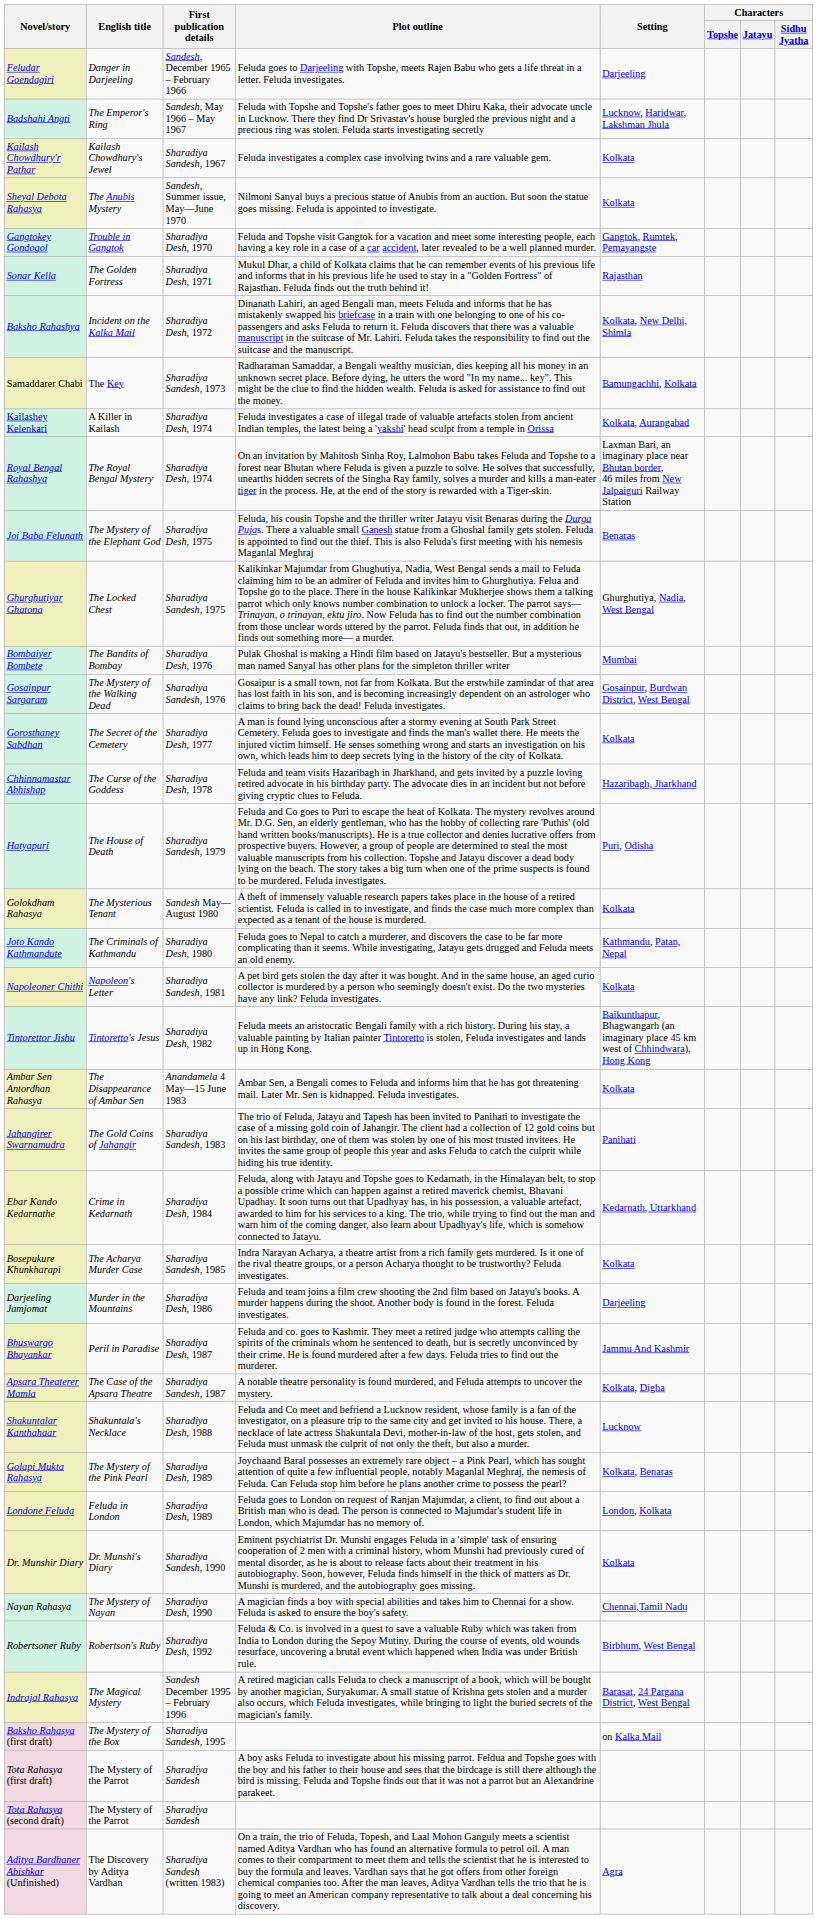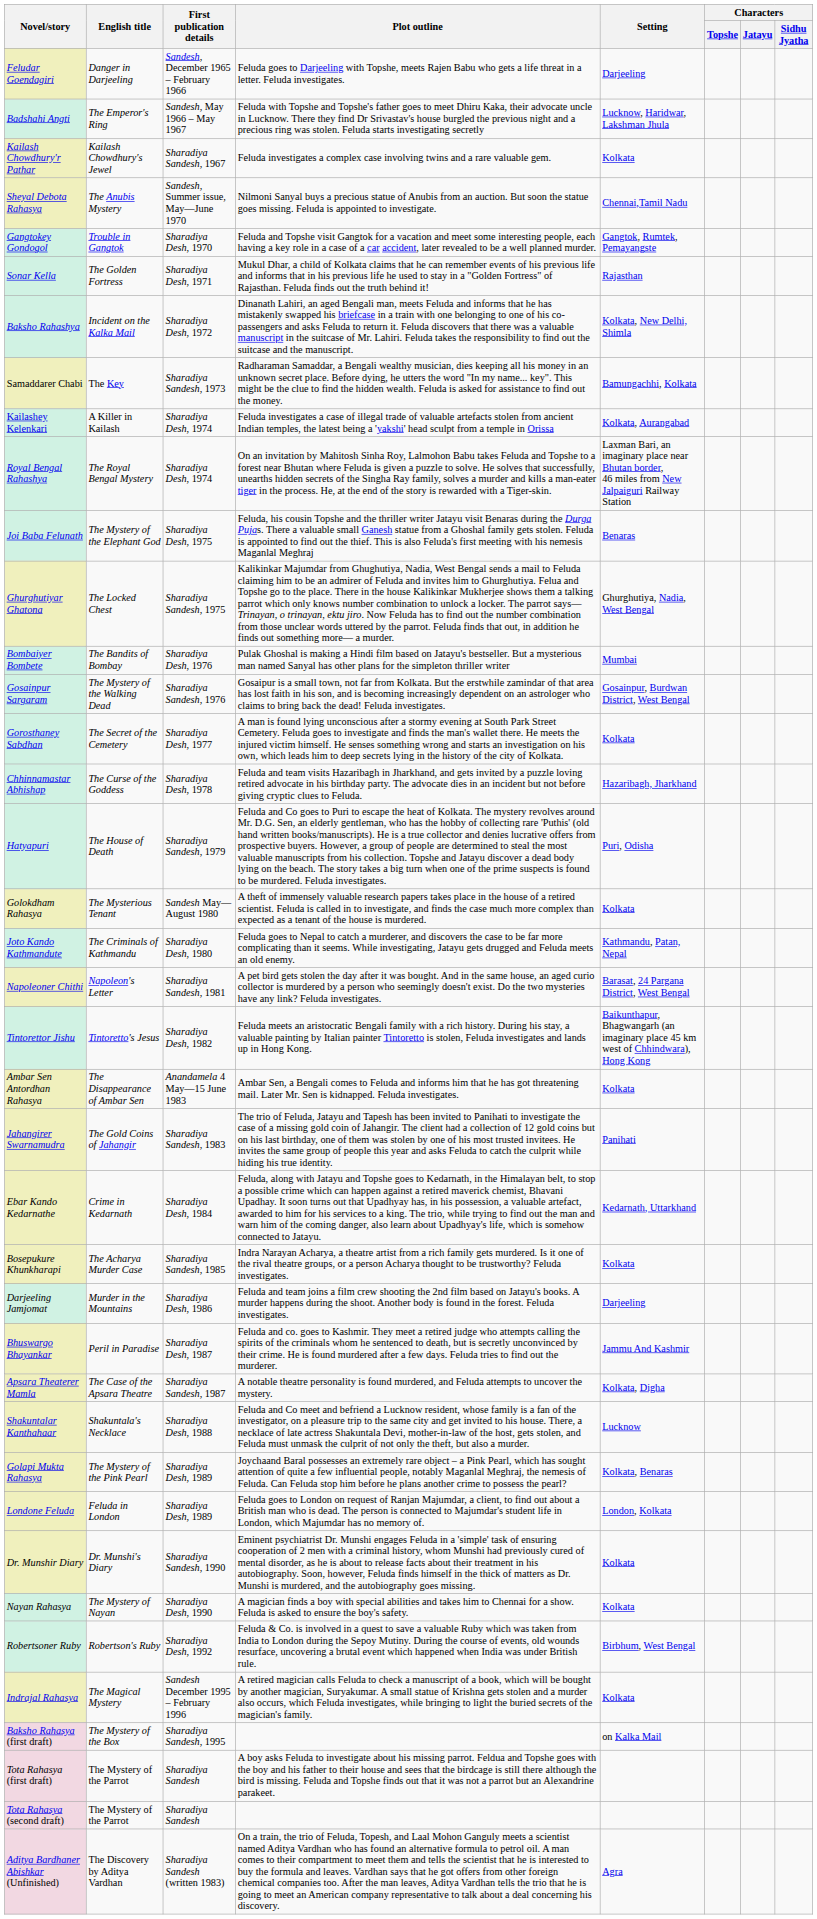(618, 203) Kolkata -> (645, 203) Chennai,Tamil Nadu
(618, 987) Kolkata -> (646, 987) Barasat, 24 Pargana District, West Bengal
(645, 1607) Chennai,Tamil Nadu -> (618, 1607) Kolkata
(646, 1697) Barasat, 24 Pargana District, West Bengal -> (618, 1697) Kolkata
